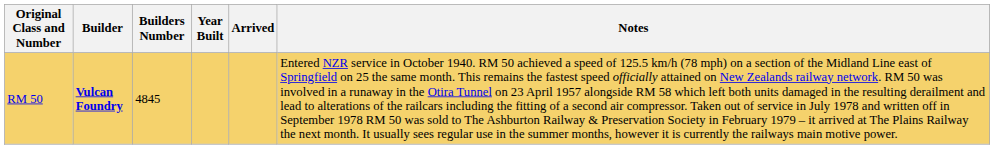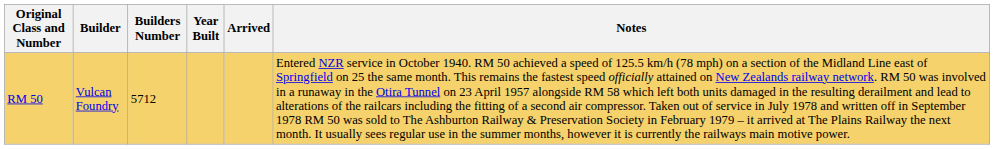(99, 98) bold -> (97, 98) normal
(148, 98) 4845 -> (143, 98) 5712
